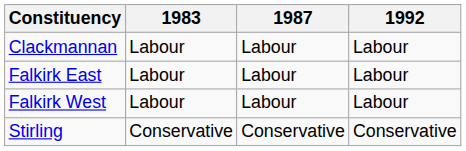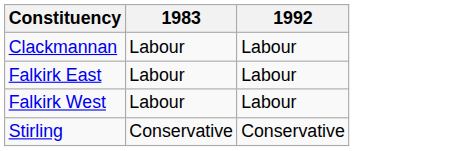- column: (293, 18)
